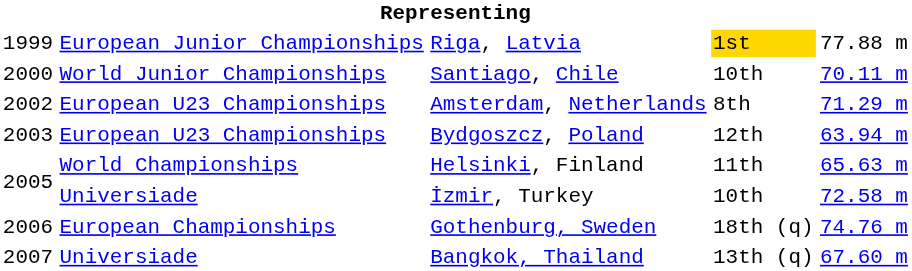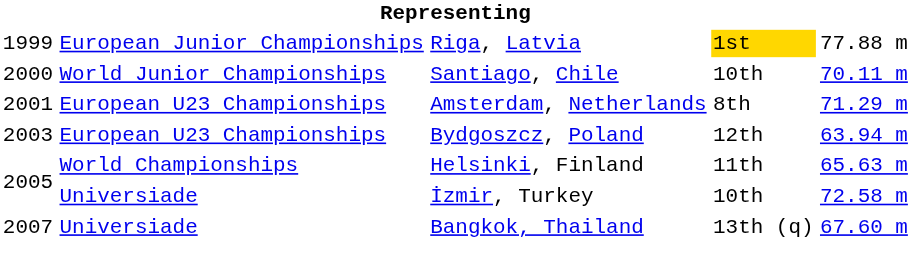(28, 105) 2002 -> (28, 105) 2001
- row: (543, 227)
